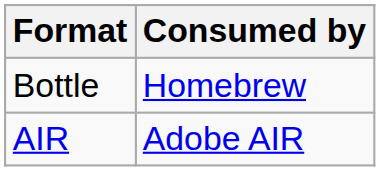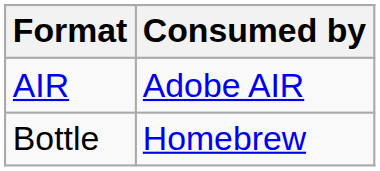rows swapped: (41, 138) <-> (56, 84)
